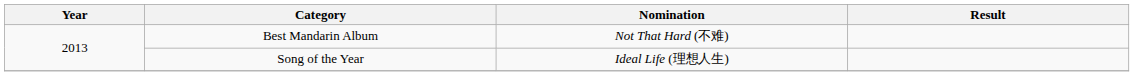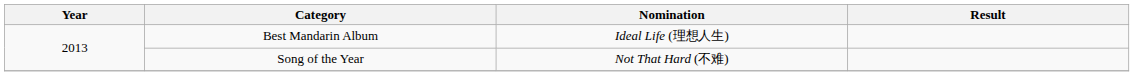(672, 36) Not That Hard (不难) -> (672, 36) Ideal Life (理想人生)
(672, 59) Ideal Life (理想人生) -> (672, 59) Not That Hard (不难)
